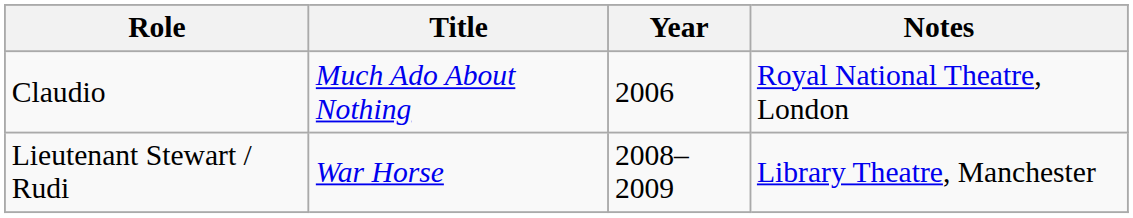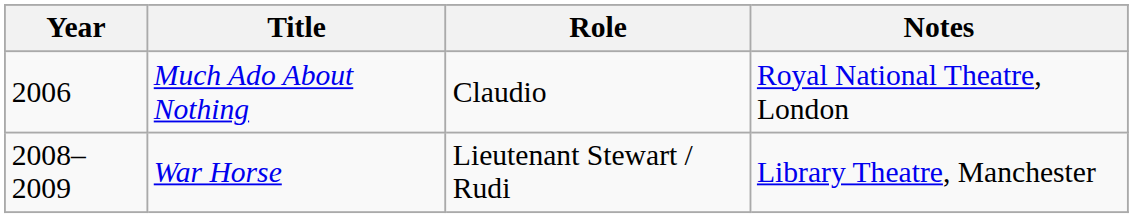columns swapped: (679, 27) <-> (157, 27)
